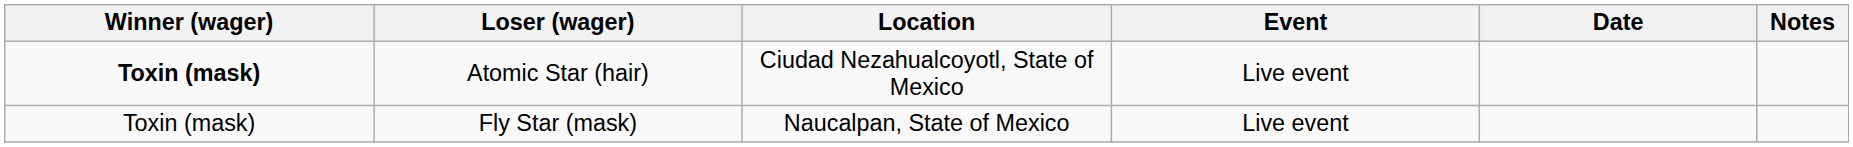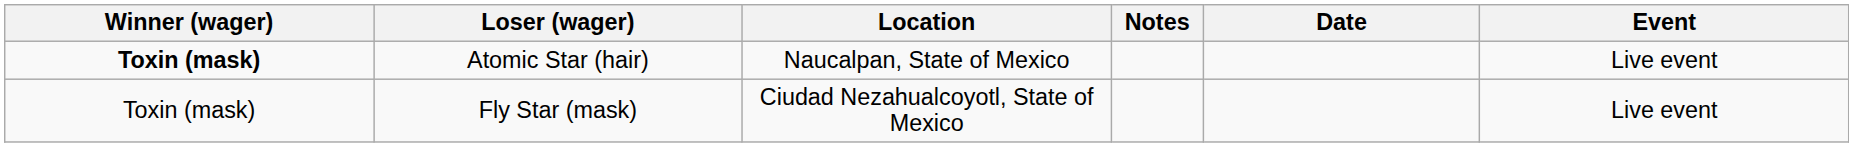columns swapped: (1295, 23) <-> (1803, 23)
(927, 73) Ciudad Nezahualcoyotl, State of Mexico -> (927, 60) Naucalpan, State of Mexico
(927, 123) Naucalpan, State of Mexico -> (927, 110) Ciudad Nezahualcoyotl, State of Mexico
